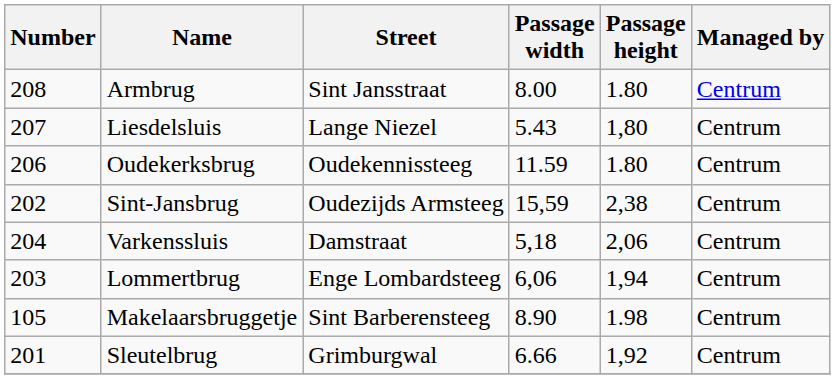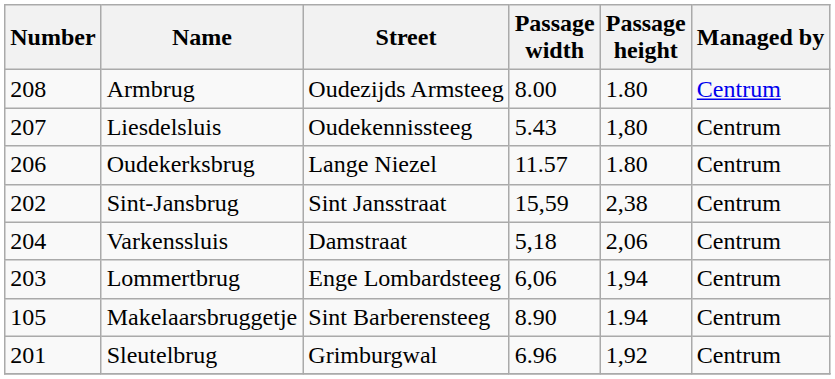(377, 88) Sint Jansstraat -> (406, 88) Oudezijds Armsteeg
(373, 126) Lange Niezel -> (390, 126) Oudekennissteeg
(390, 164) Oudekennissteeg -> (373, 164) Lange Niezel
(541, 164) 11.59 -> (541, 164) 11.57
(406, 202) Oudezijds Armsteeg -> (377, 202) Sint Jansstraat
(627, 316) 1.98 -> (627, 316) 1.94
(536, 355) 6.66 -> (536, 355) 6.96
